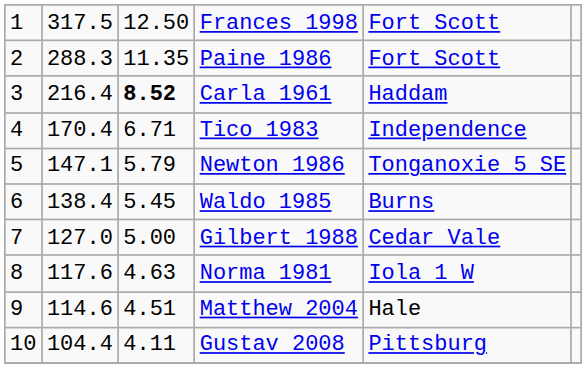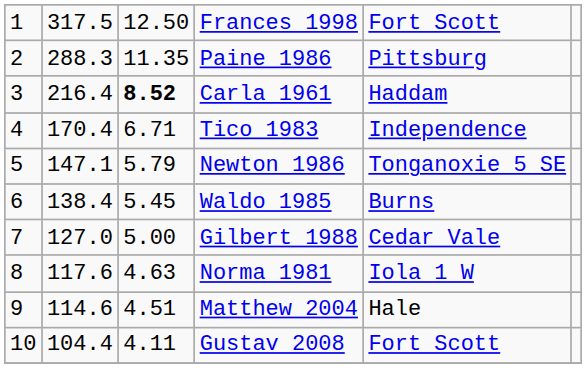(434, 59) Fort Scott -> (428, 59) Pittsburg
(428, 345) Pittsburg -> (434, 345) Fort Scott
